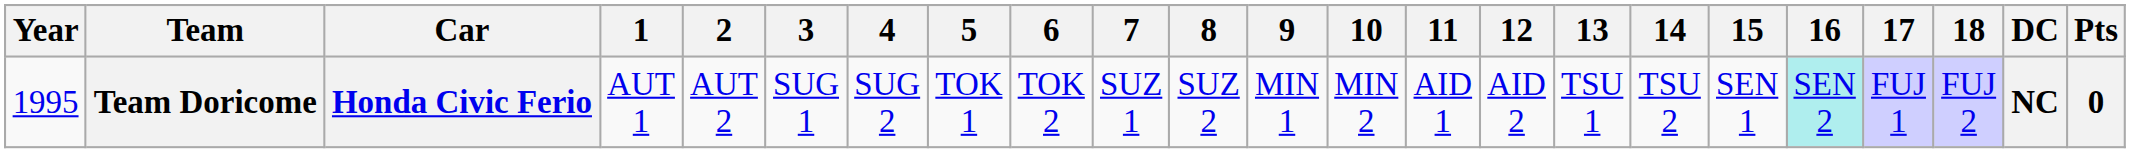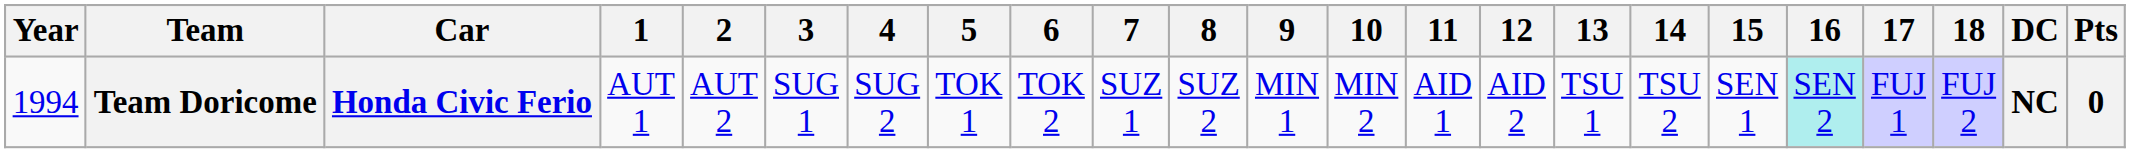(46, 101) 1995 -> (46, 101) 1994
